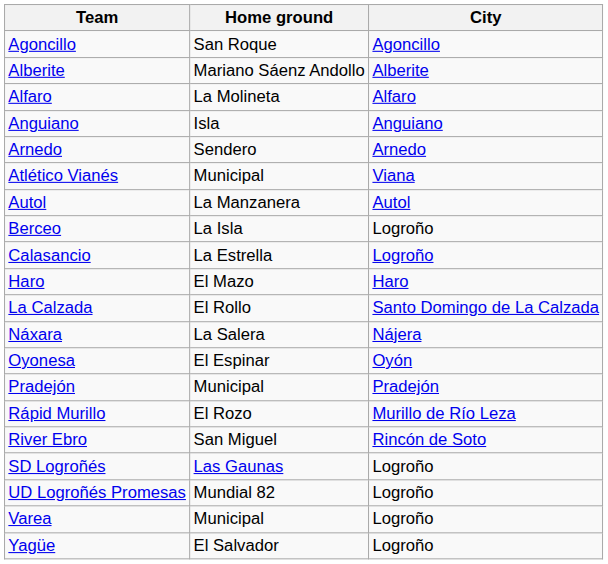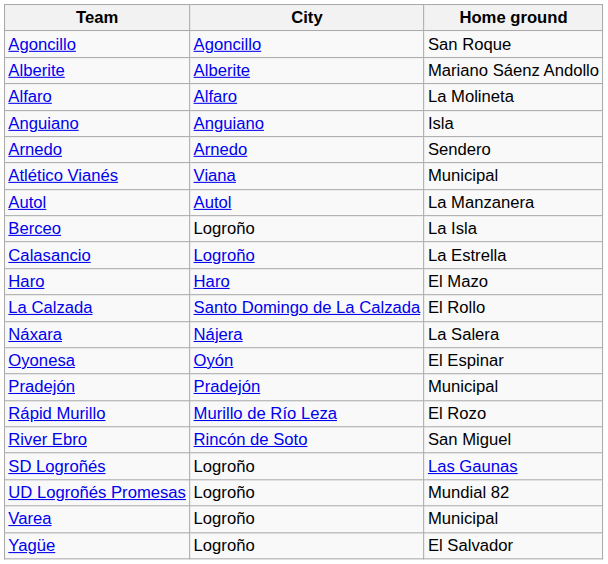columns swapped: (486, 17) <-> (279, 17)
